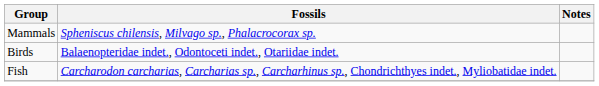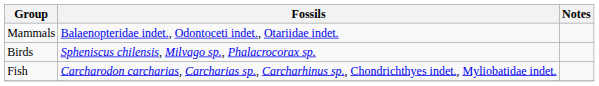(188, 33) Spheniscus chilensis, Milvago sp., Phalacrocorax sp. -> (200, 33) Balaenopteridae indet., Odontoceti indet., Otariidae indet.
(200, 52) Balaenopteridae indet., Odontoceti indet., Otariidae indet. -> (188, 52) Spheniscus chilensis, Milvago sp., Phalacrocorax sp.
